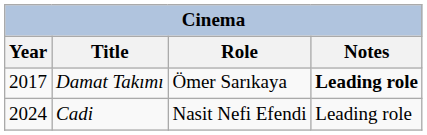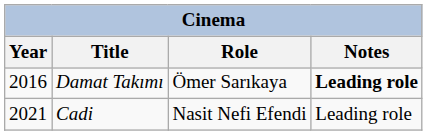(28, 83) 2017 -> (28, 83) 2016
(28, 114) 2024 -> (28, 114) 2021
